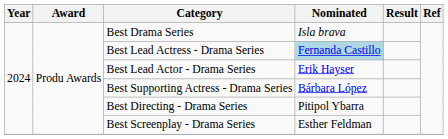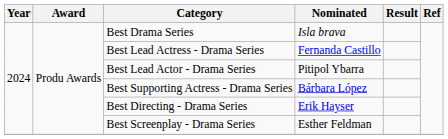(339, 50) lightblue background -> (339, 50) no background
(326, 69) Erik Hayser -> (331, 69) Pitipol Ybarra
(331, 106) Pitipol Ybarra -> (326, 106) Erik Hayser
